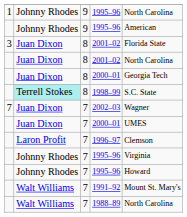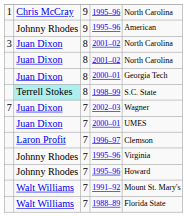(47, 12) Johnny Rhodes -> (45, 12) Chris McCray
(145, 44) Florida State -> (148, 44) North Carolina
(148, 204) North Carolina -> (145, 204) Florida State
